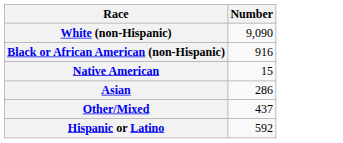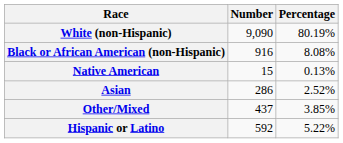+ column: (307, 14)
